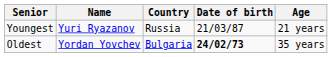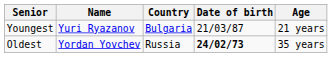(163, 28) Russia -> (169, 28) Bulgaria
(169, 44) Bulgaria -> (163, 44) Russia
